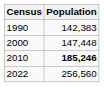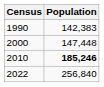(79, 74) 256,560 -> (79, 74) 256,840
